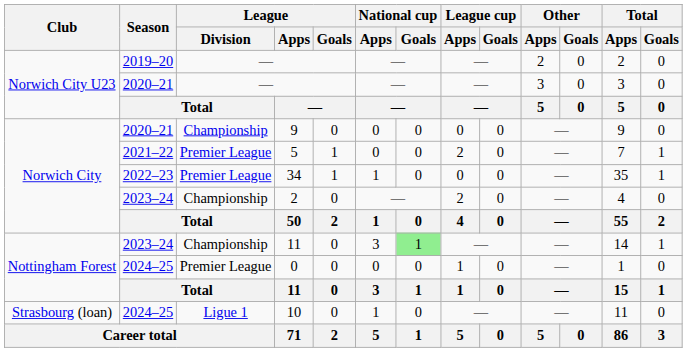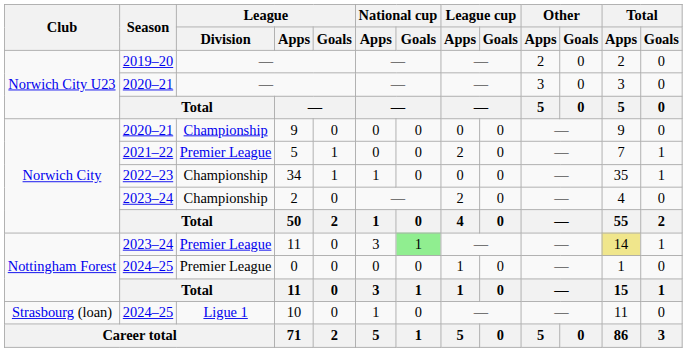(226, 175) Premier League -> (226, 175) Championship
(226, 244) Championship -> (226, 244) Premier League
(621, 244) no background -> (621, 244) khaki background
